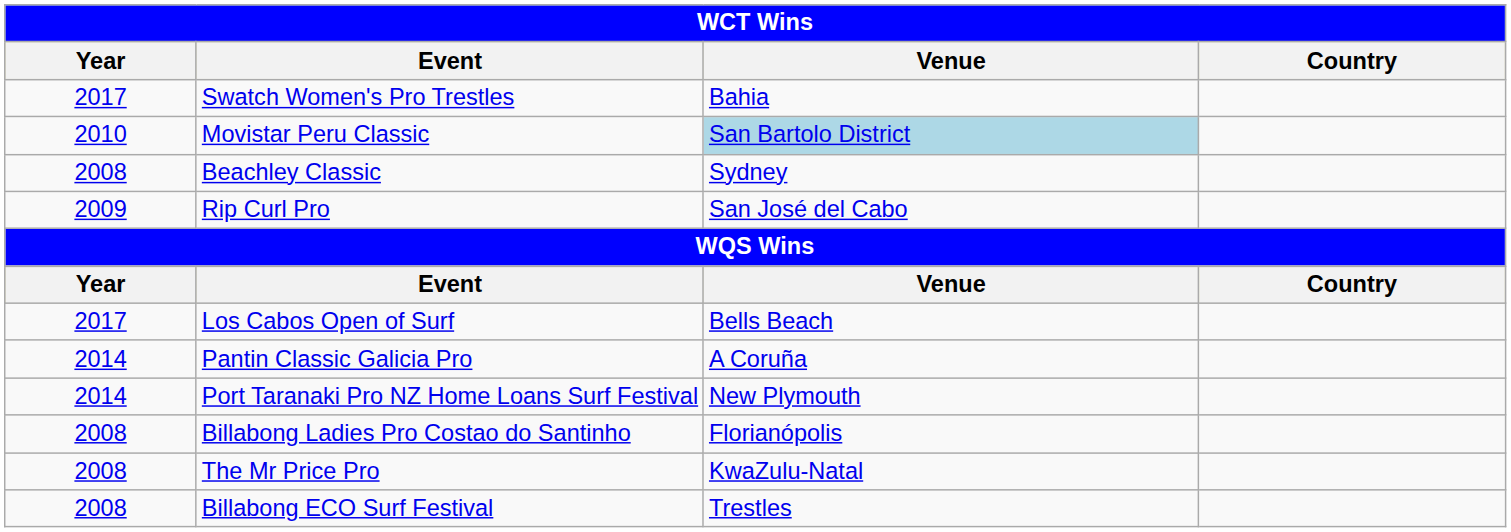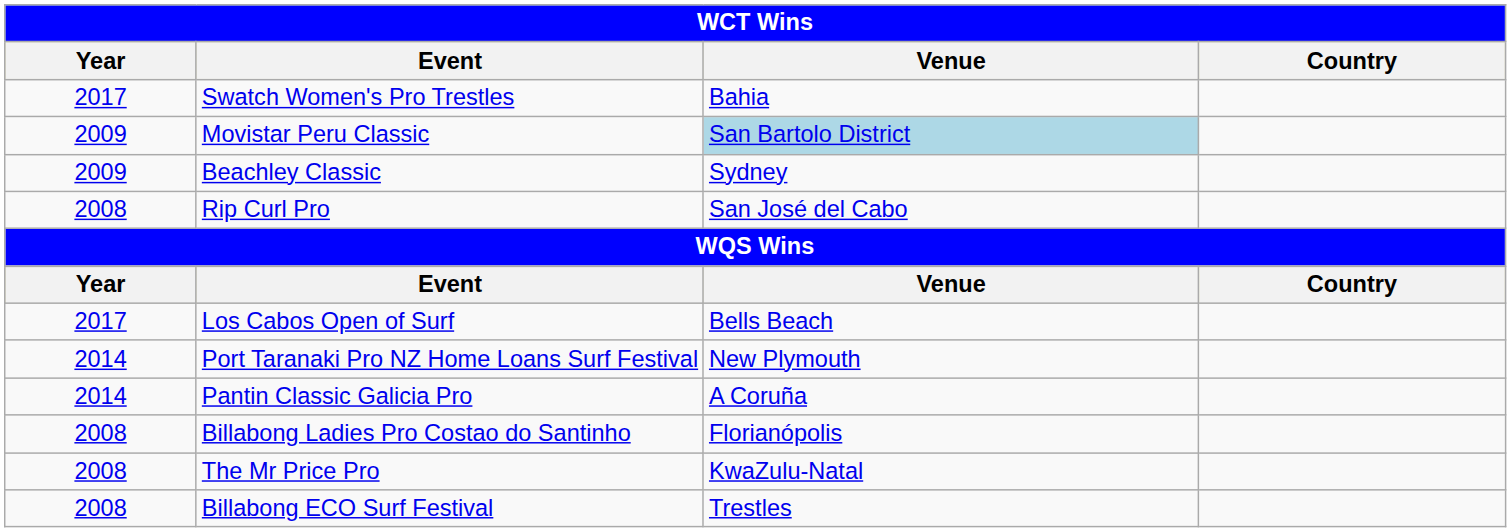(101, 135) 2010 -> (101, 135) 2009
(101, 172) 2008 -> (101, 172) 2009
(101, 209) 2009 -> (101, 209) 2008
rows swapped: (337, 358) <-> (450, 396)
